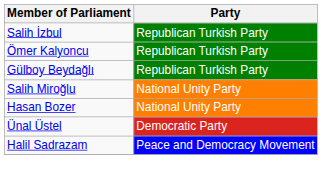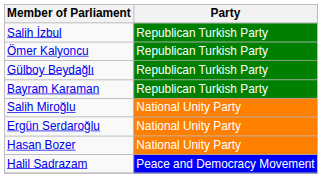+ row: (53, 88)
+ row: (54, 126)
- row: (34, 126)
